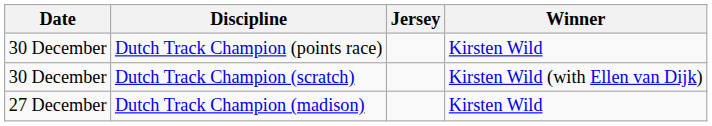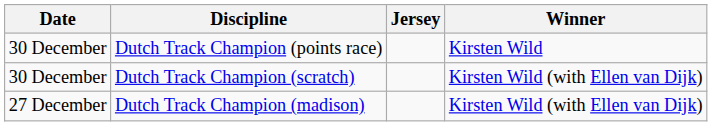(496, 105) Kirsten Wild -> (576, 105) Kirsten Wild (with Ellen van Dijk)
